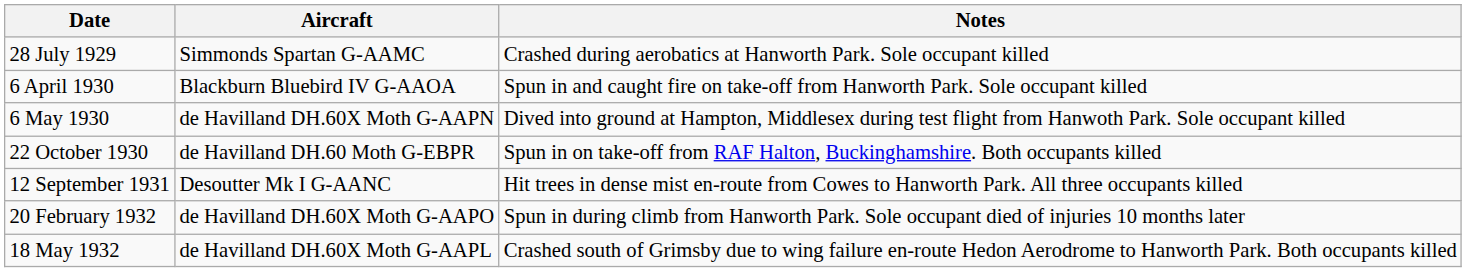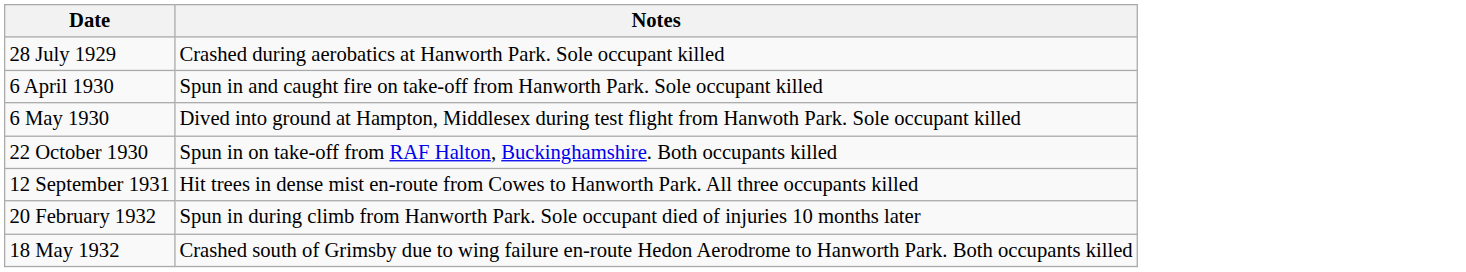- column: (337, 20)
